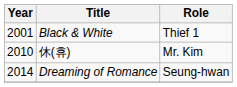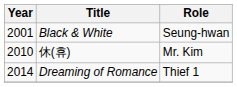(181, 32) Thief 1 -> (196, 32) Seung-hwan
(196, 72) Seung-hwan -> (181, 72) Thief 1
